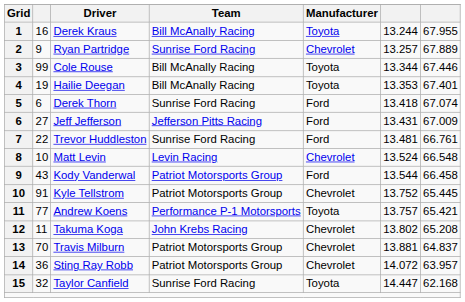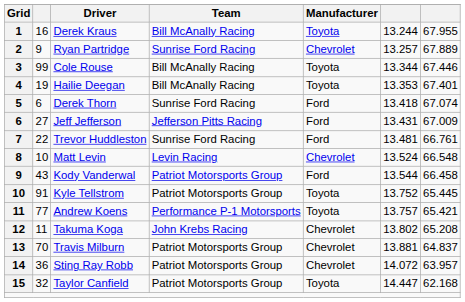(330, 193) Chevrolet -> (323, 193) Toyota
(203, 283) Sunrise Ford Racing -> (217, 283) Patriot Motorsports Group
